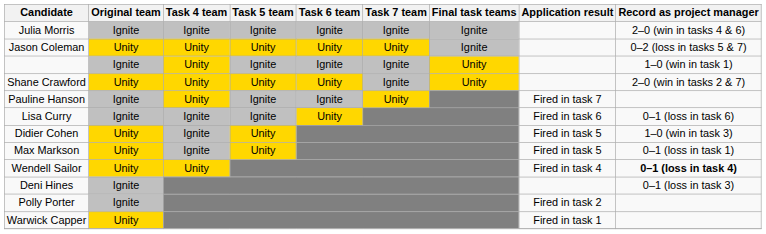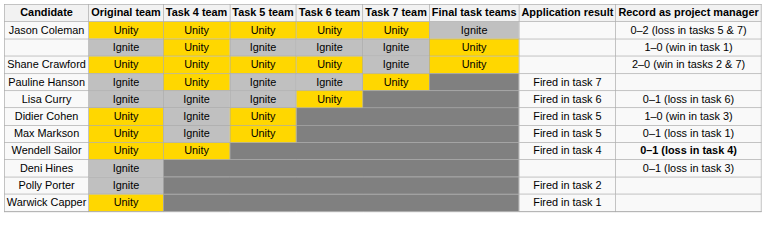- row: (47, 30)
